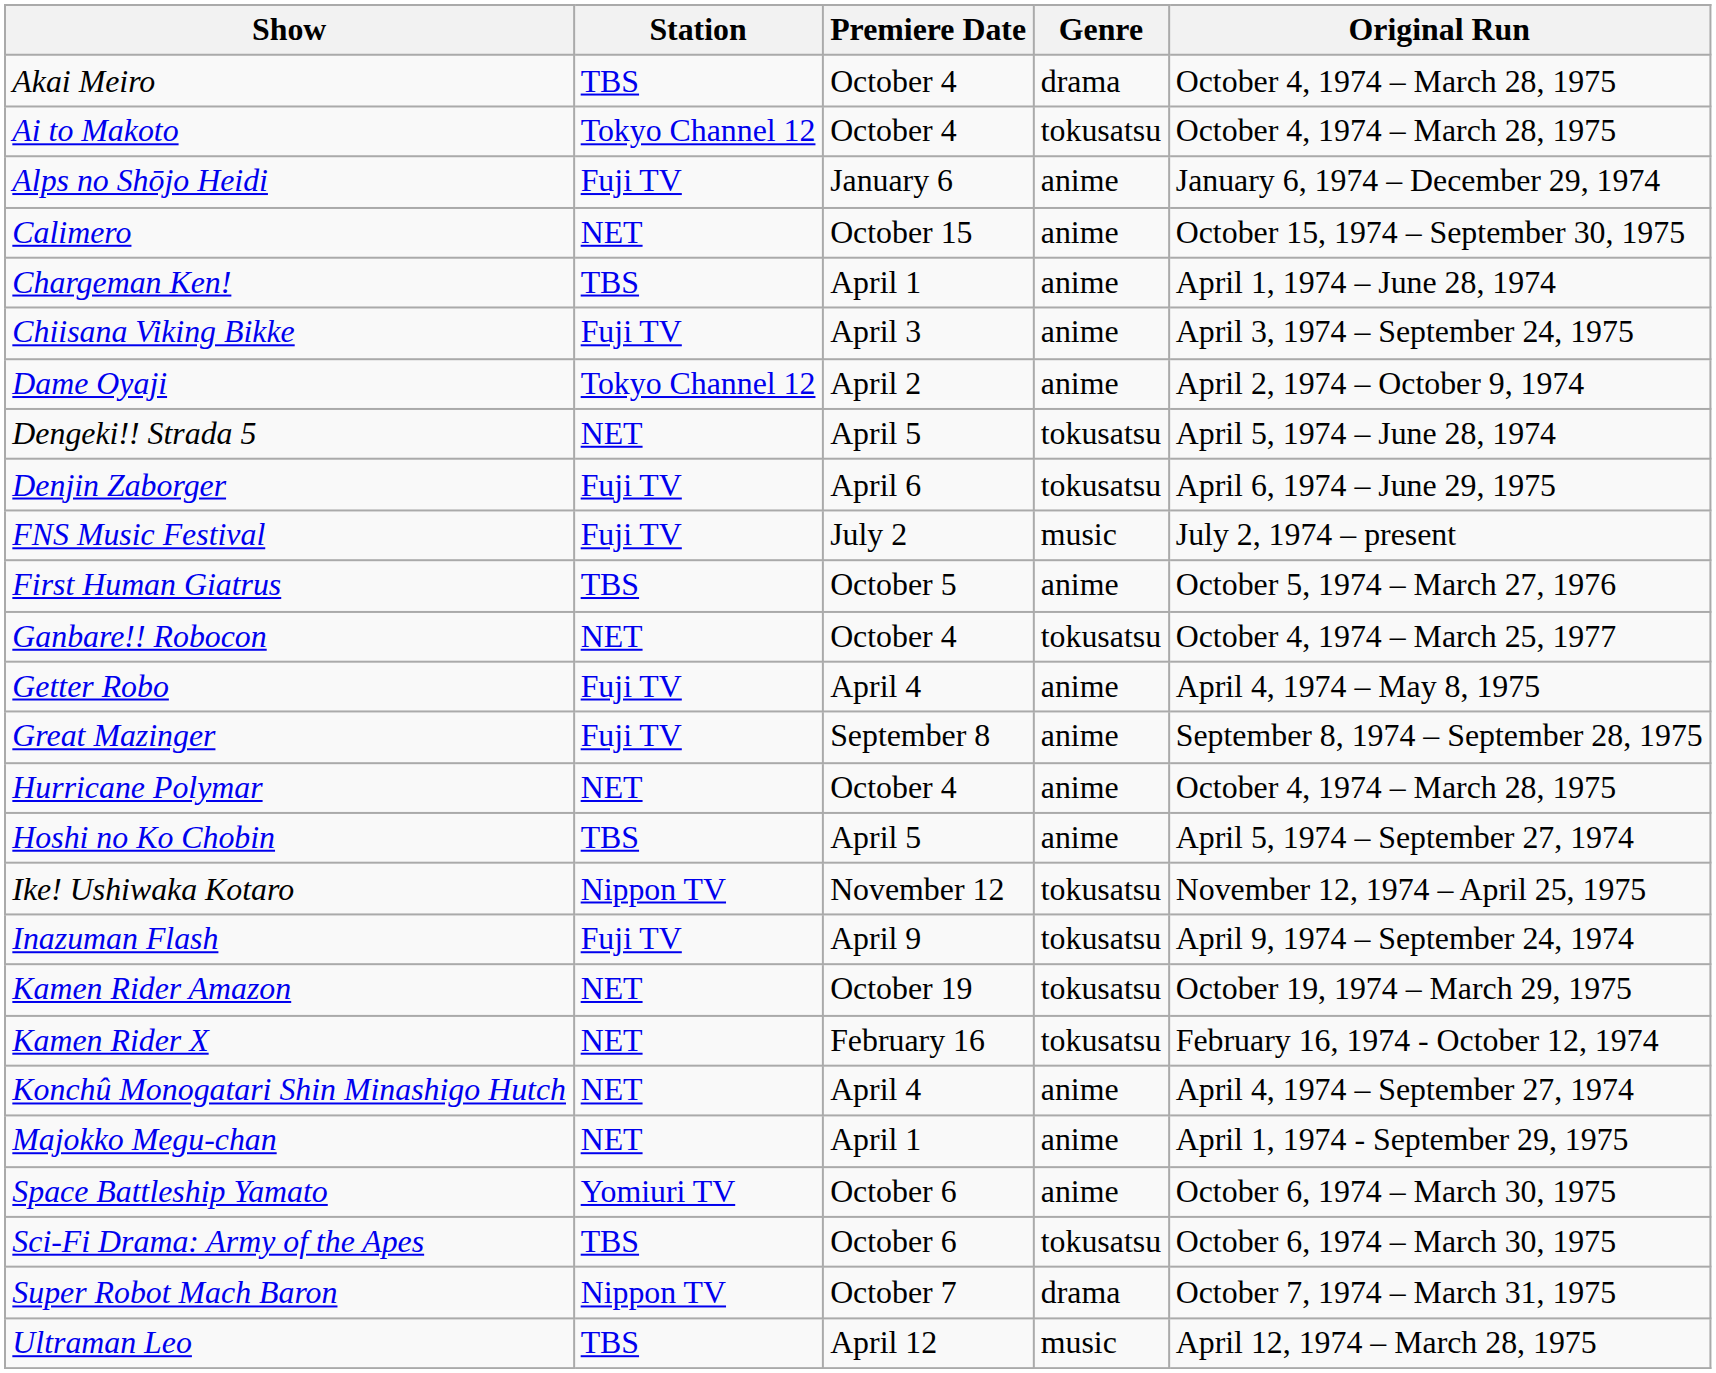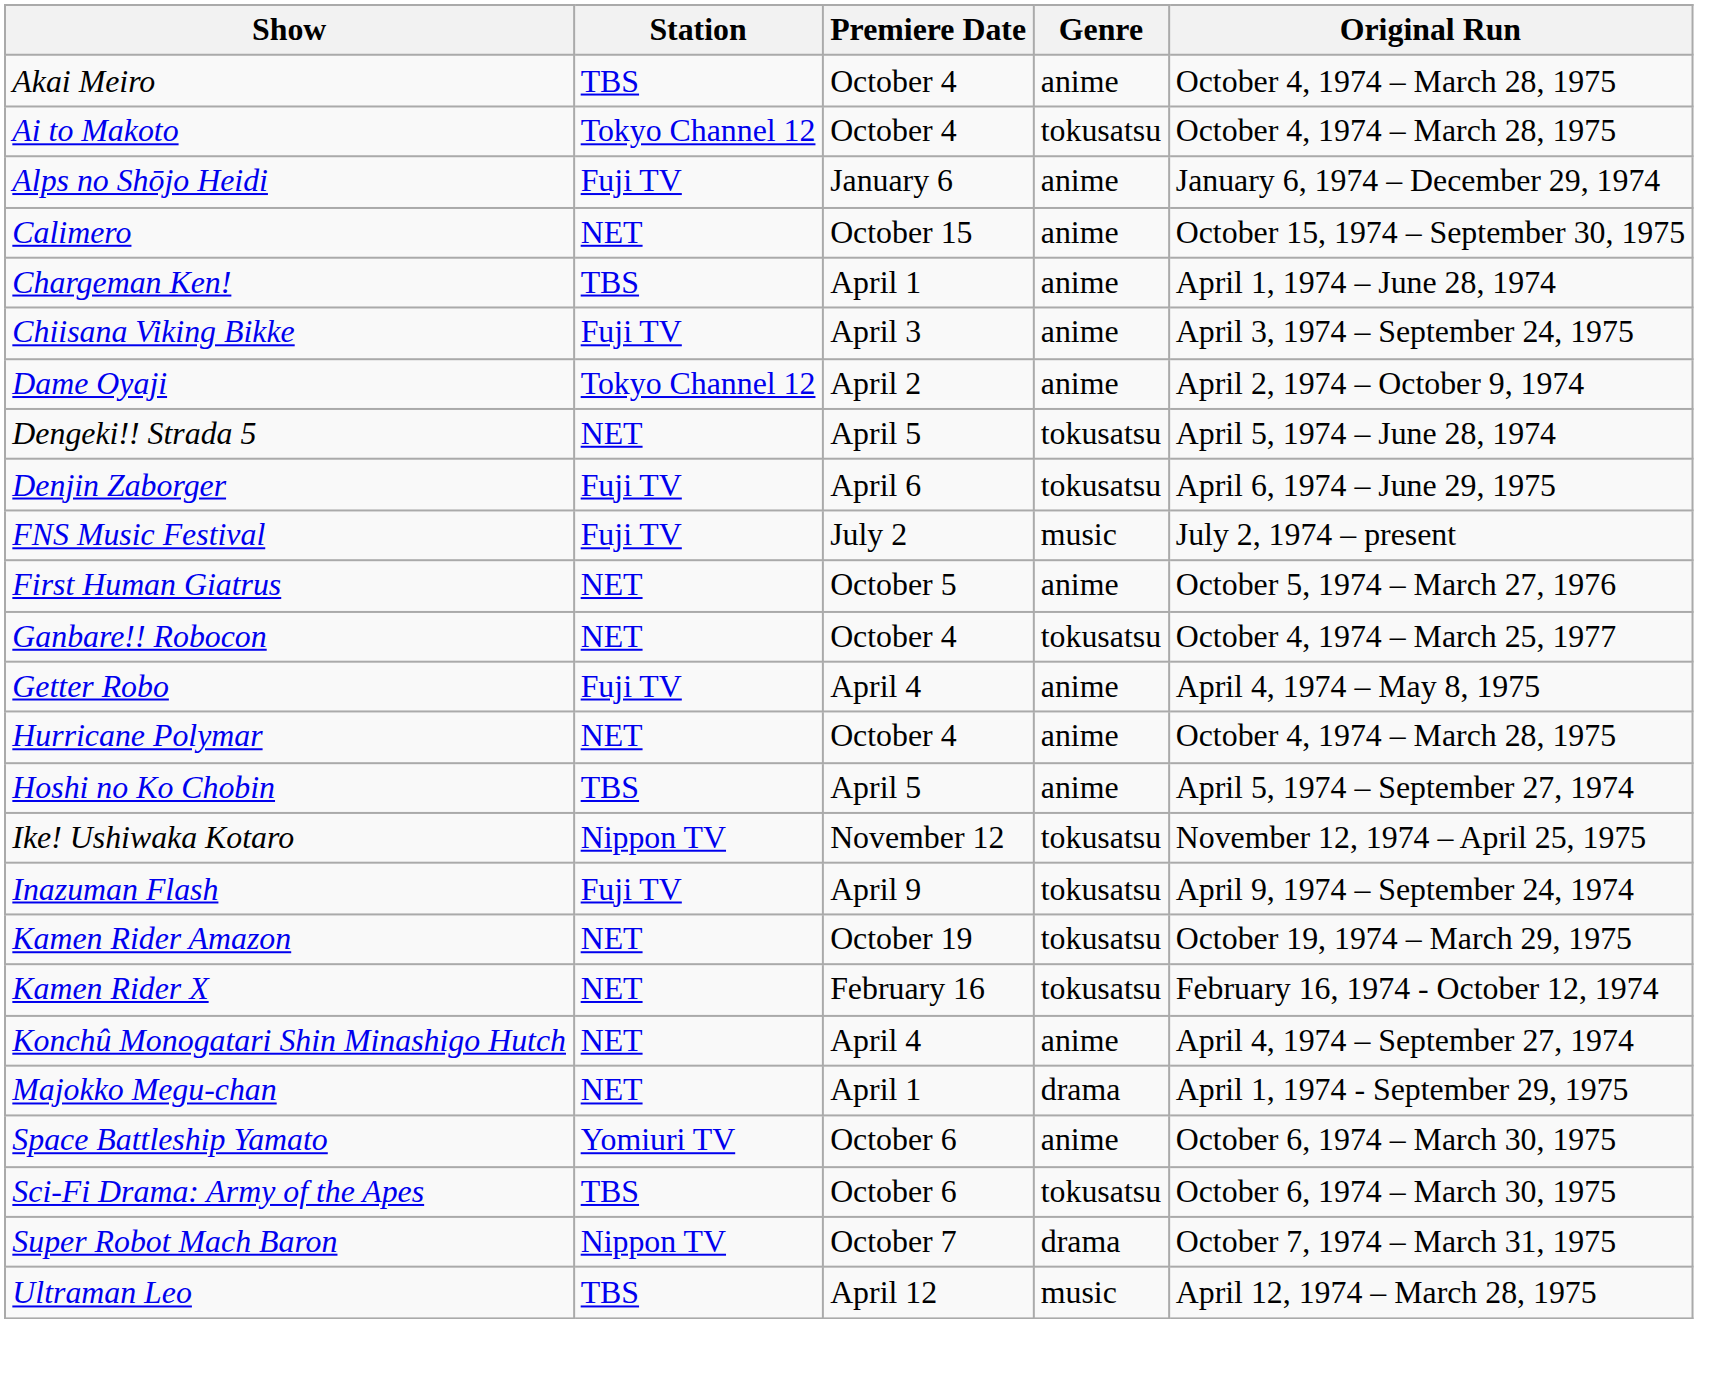(1081, 80) drama -> (1080, 80) anime
(610, 585) TBS -> (612, 585) NET
- row: (114, 736)
(1080, 1140) anime -> (1081, 1090) drama
